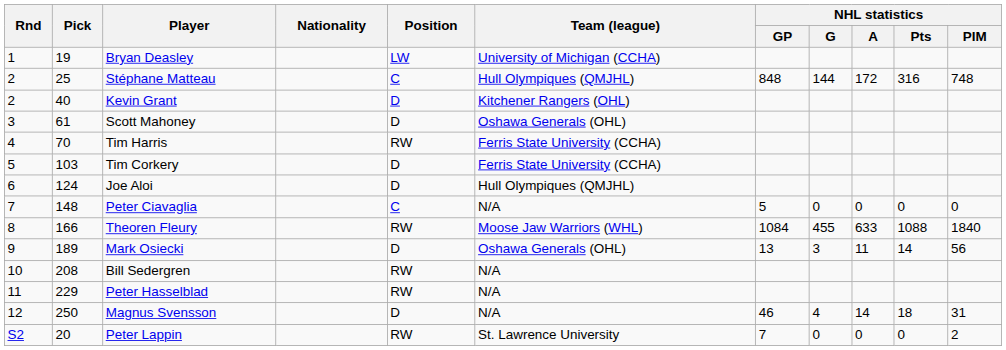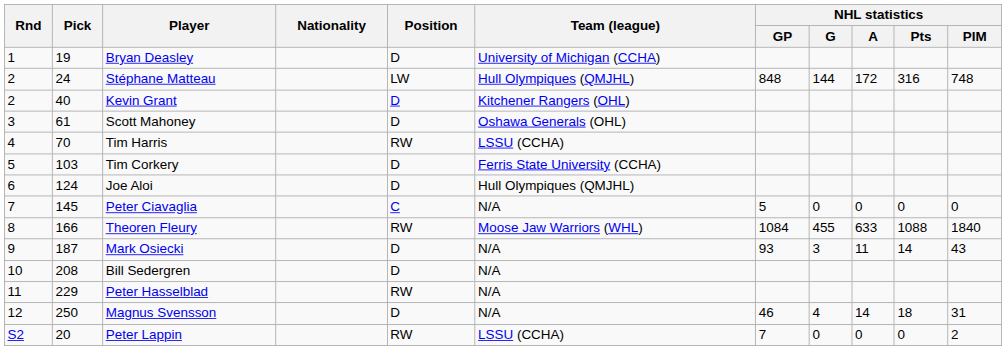(400, 57) LW -> (395, 57) D
(63, 79) 25 -> (63, 79) 24
(395, 79) C -> (400, 79) LW
(570, 143) Ferris State University (CCHA) -> (521, 143) LSSU (CCHA)
(67, 206) 148 -> (67, 206) 145
(67, 249) 189 -> (67, 249) 187
(552, 249) Oshawa Generals (OHL) -> (489, 249) N/A
(766, 249) 13 -> (766, 249) 93
(958, 249) 56 -> (958, 249) 43
(401, 270) RW -> (395, 270) D
(549, 334) St. Lawrence University -> (521, 334) LSSU (CCHA)
